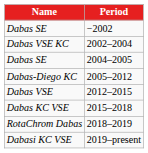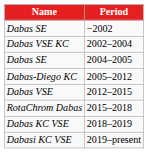(38, 108) Dabas KC VSE -> (44, 108) RotaChrom Dabas
(44, 124) RotaChrom Dabas -> (38, 124) Dabas KC VSE
